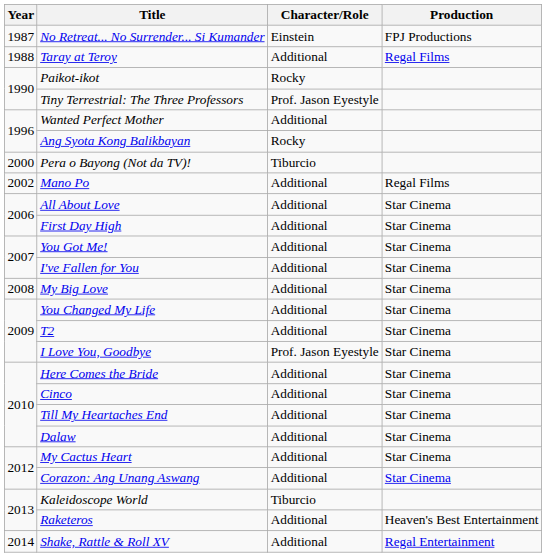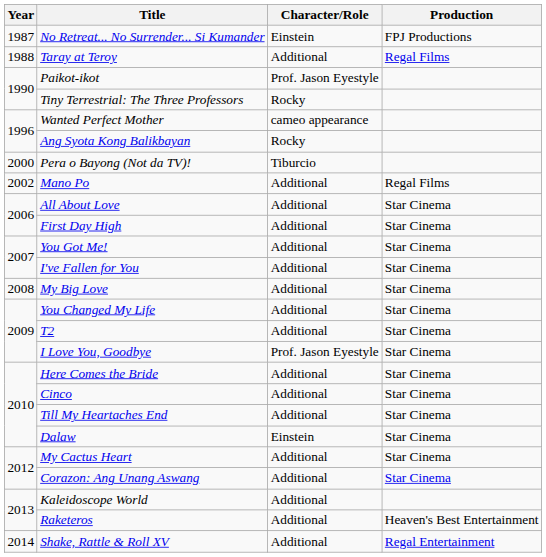(288, 78) Rocky -> (325, 78) Prof. Jason Eyestyle
(325, 99) Prof. Jason Eyestyle -> (288, 99) Rocky
(299, 120) Additional -> (320, 120) cameo appearance
(299, 436) Additional -> (292, 436) Einstein
(293, 499) Tiburcio -> (299, 499) Additional
